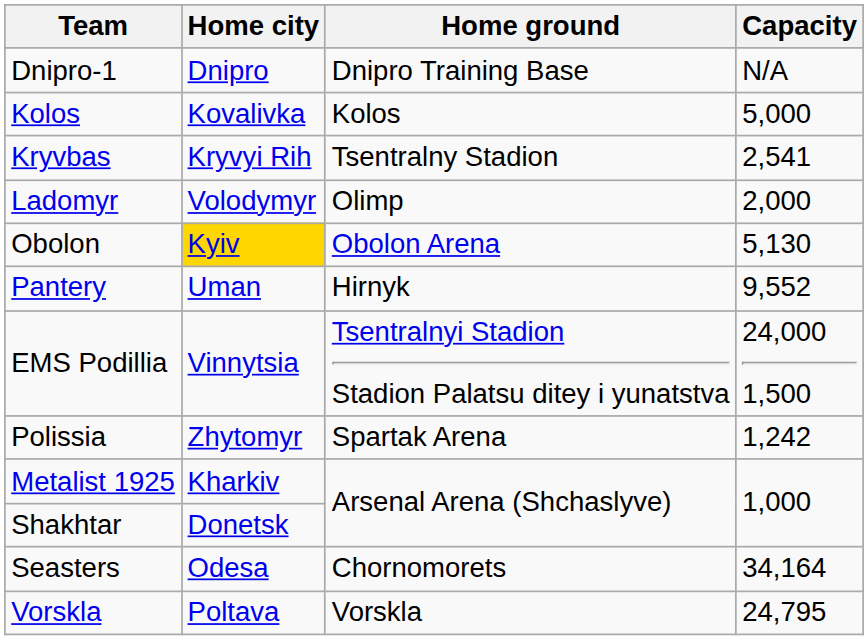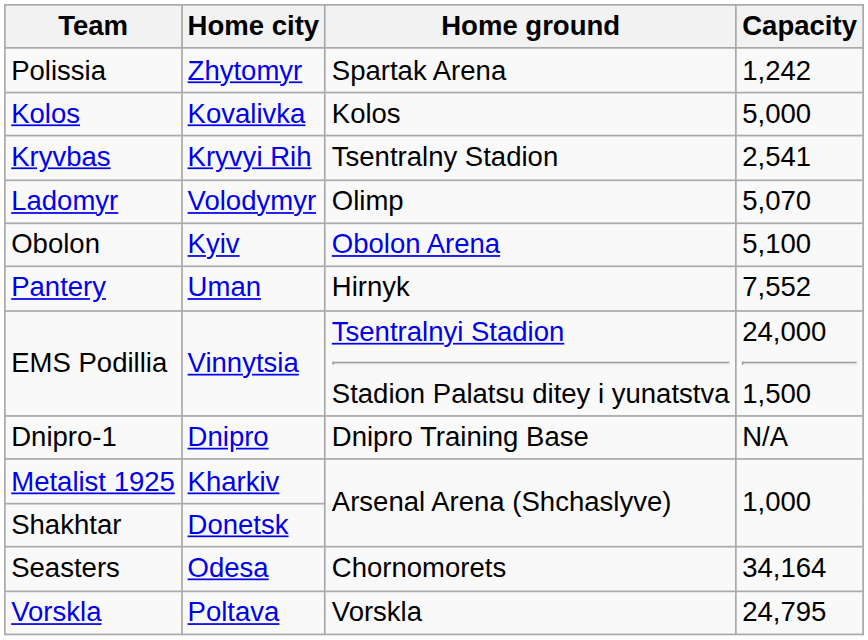rows swapped: (64, 69) <-> (59, 437)
(777, 200) 2,000 -> (777, 200) 5,070
(214, 244) gold background -> (214, 244) no background
(777, 244) 5,130 -> (777, 244) 5,100
(777, 288) 9,552 -> (777, 288) 7,552
